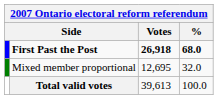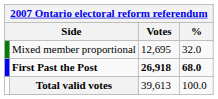rows swapped: (55, 49) <-> (74, 67)
